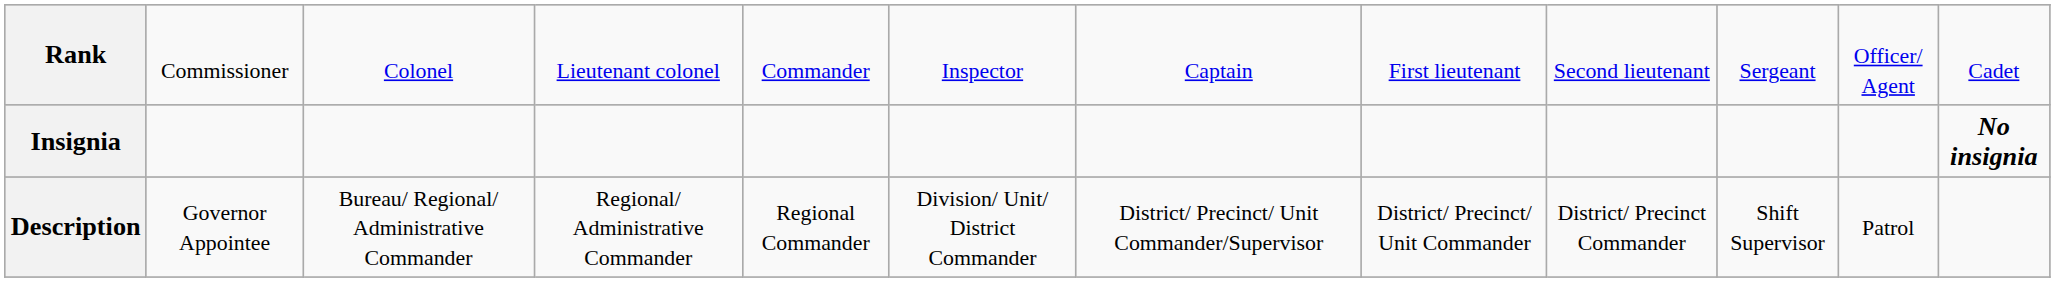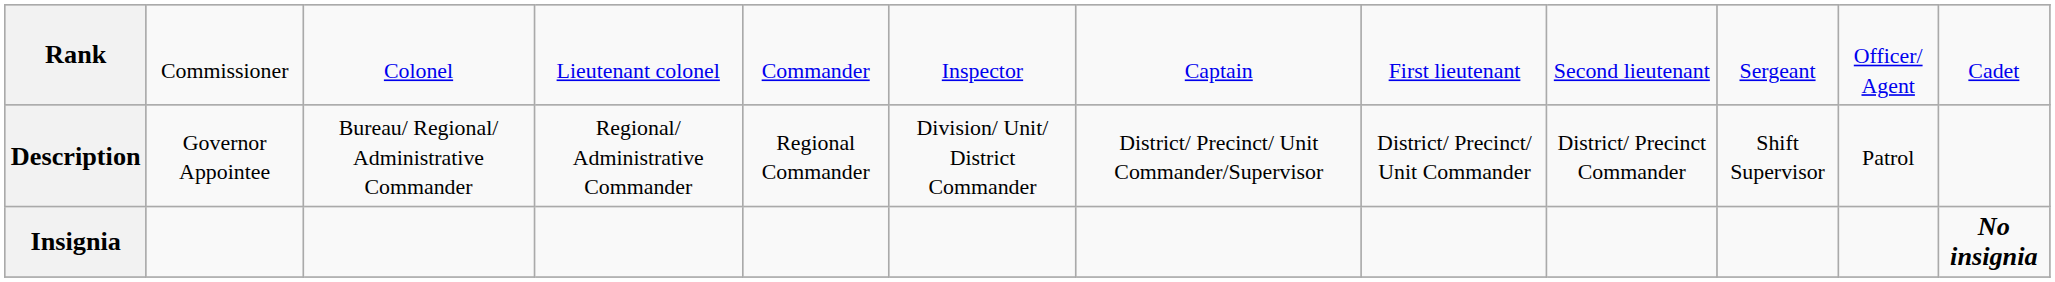rows swapped: (76, 140) <-> (76, 226)
